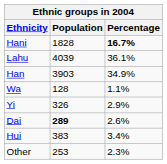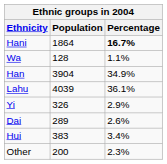(63, 43) 1828 -> (63, 43) 1864
rows swapped: (17, 58) <-> (14, 89)
(63, 74) 3903 -> (63, 74) 3904
(60, 120) bold -> (60, 120) normal
(60, 151) 253 -> (60, 151) 200
